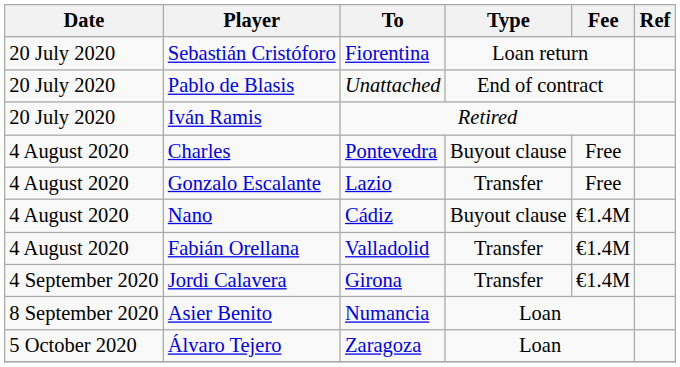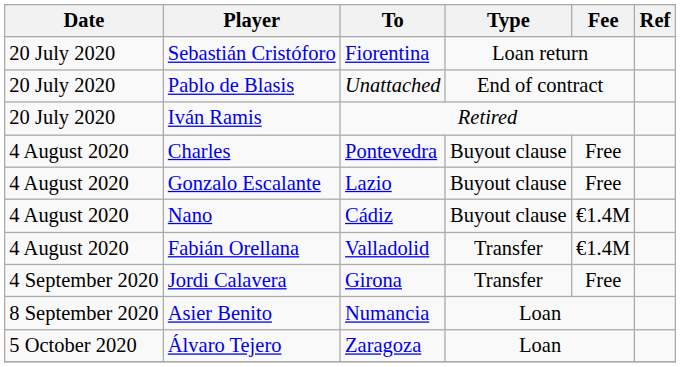(508, 183) Transfer -> (508, 183) Buyout clause
(603, 280) €1.4M -> (603, 280) Free
